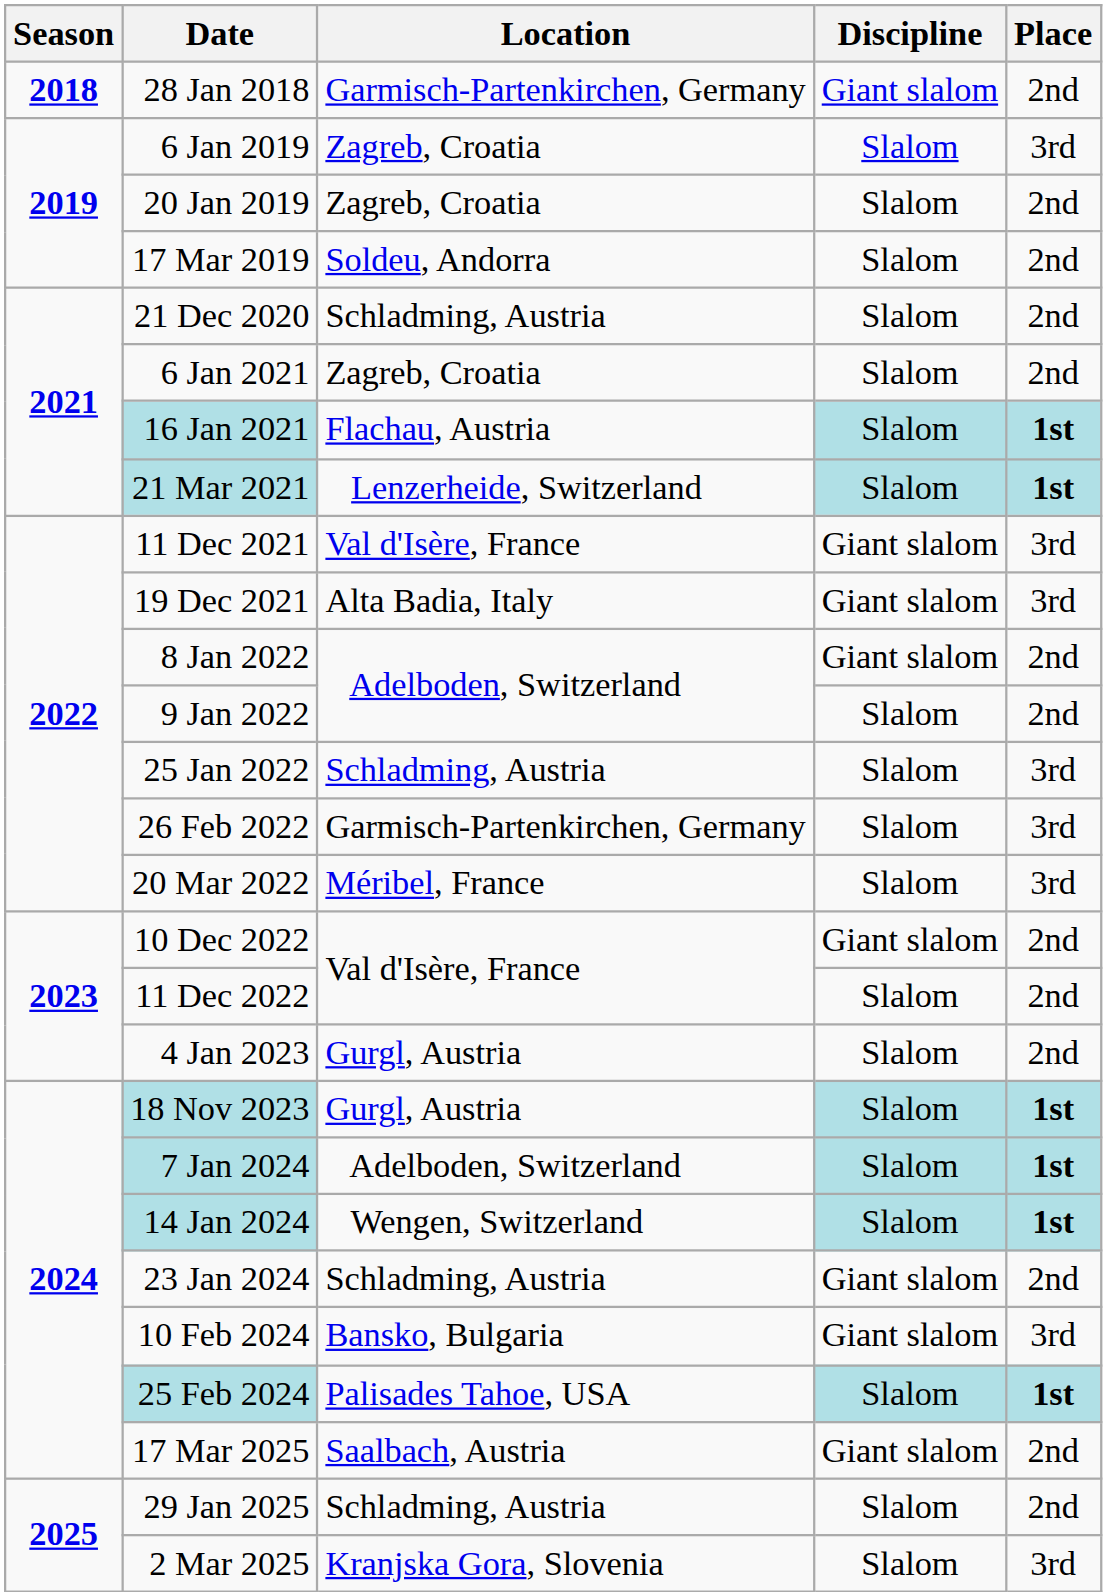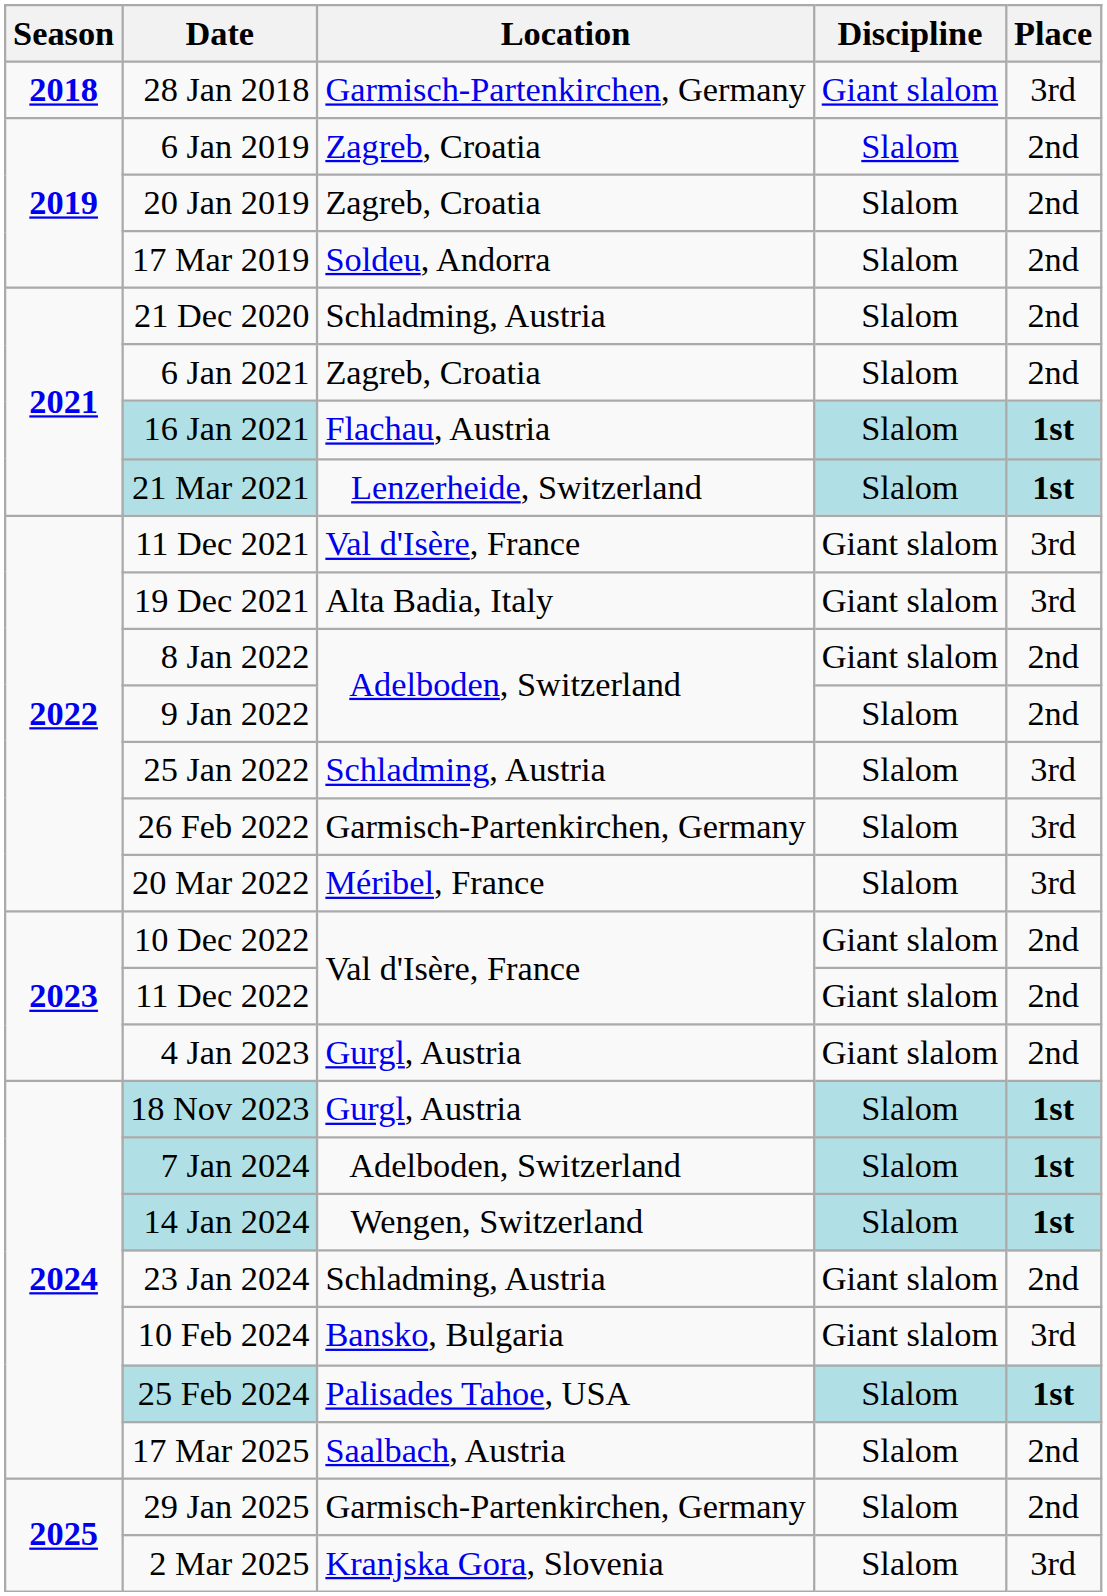(1053, 89) 2nd -> (1053, 89) 3rd
(1053, 146) 3rd -> (1053, 146) 2nd
(910, 995) Slalom -> (910, 995) Giant slalom
(910, 1052) Slalom -> (910, 1052) Giant slalom
(910, 1449) Giant slalom -> (910, 1449) Slalom
(466, 1505) Schladming, Austria -> (566, 1505) Garmisch-Partenkirchen, Germany
